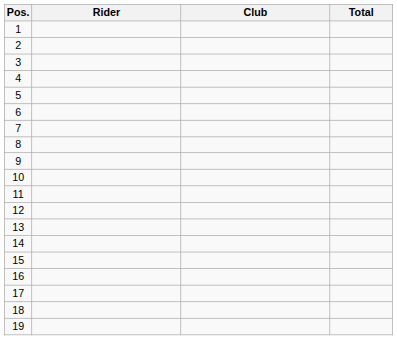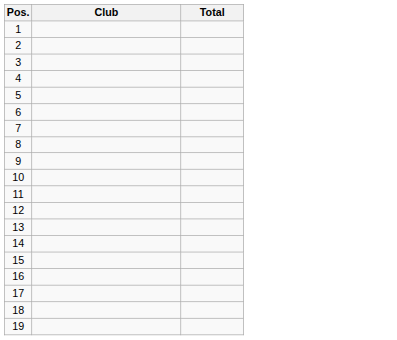- column: (106, 12)
